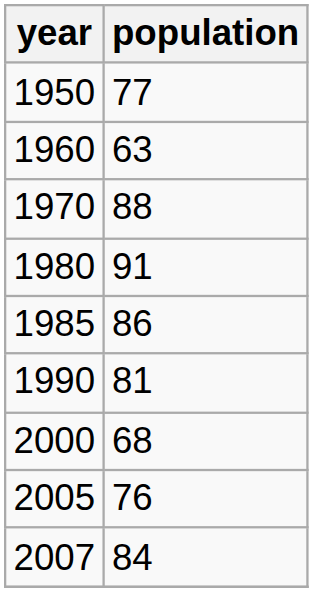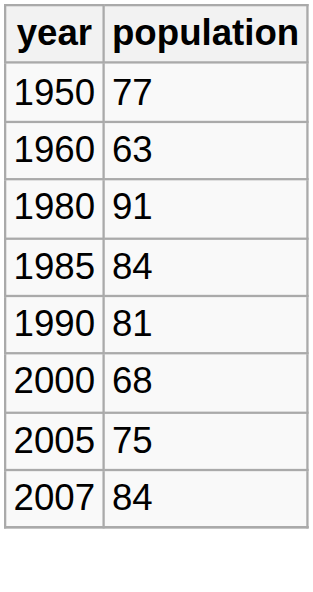- row: (54, 207)
(132, 324) 86 -> (132, 265) 84
(132, 498) 76 -> (132, 440) 75
